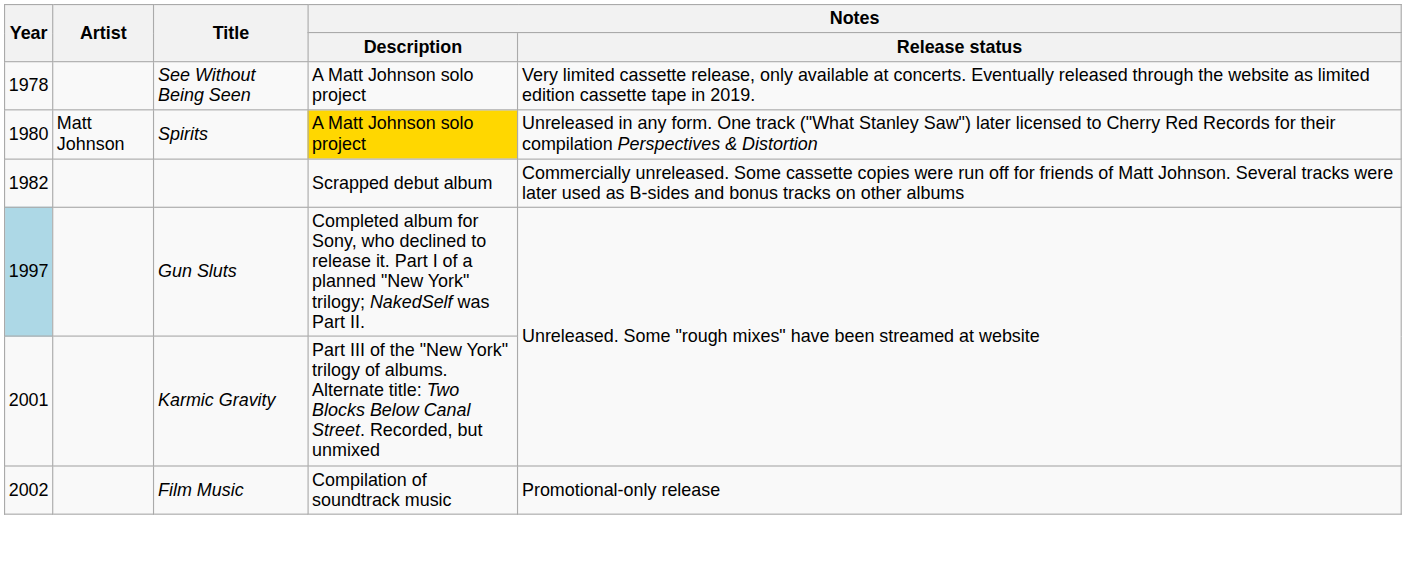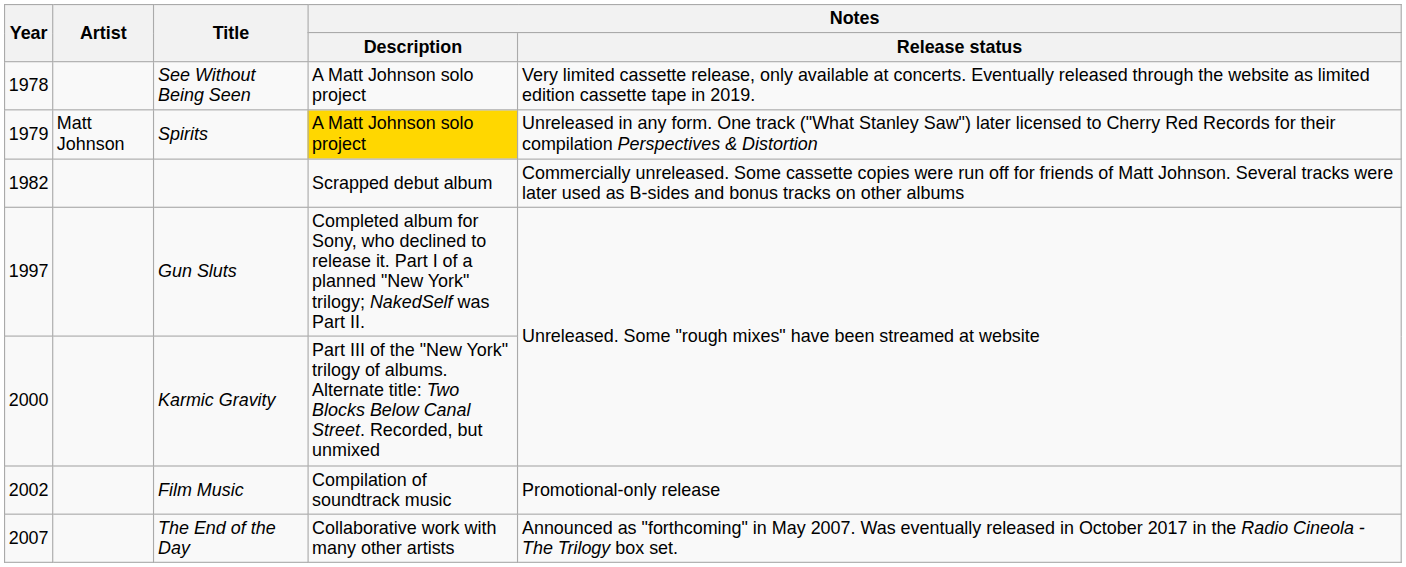(29, 134) 1980 -> (29, 134) 1979
(29, 271) lightblue background -> (29, 271) no background
(29, 400) 2001 -> (29, 400) 2000
+ row: (217, 538)
